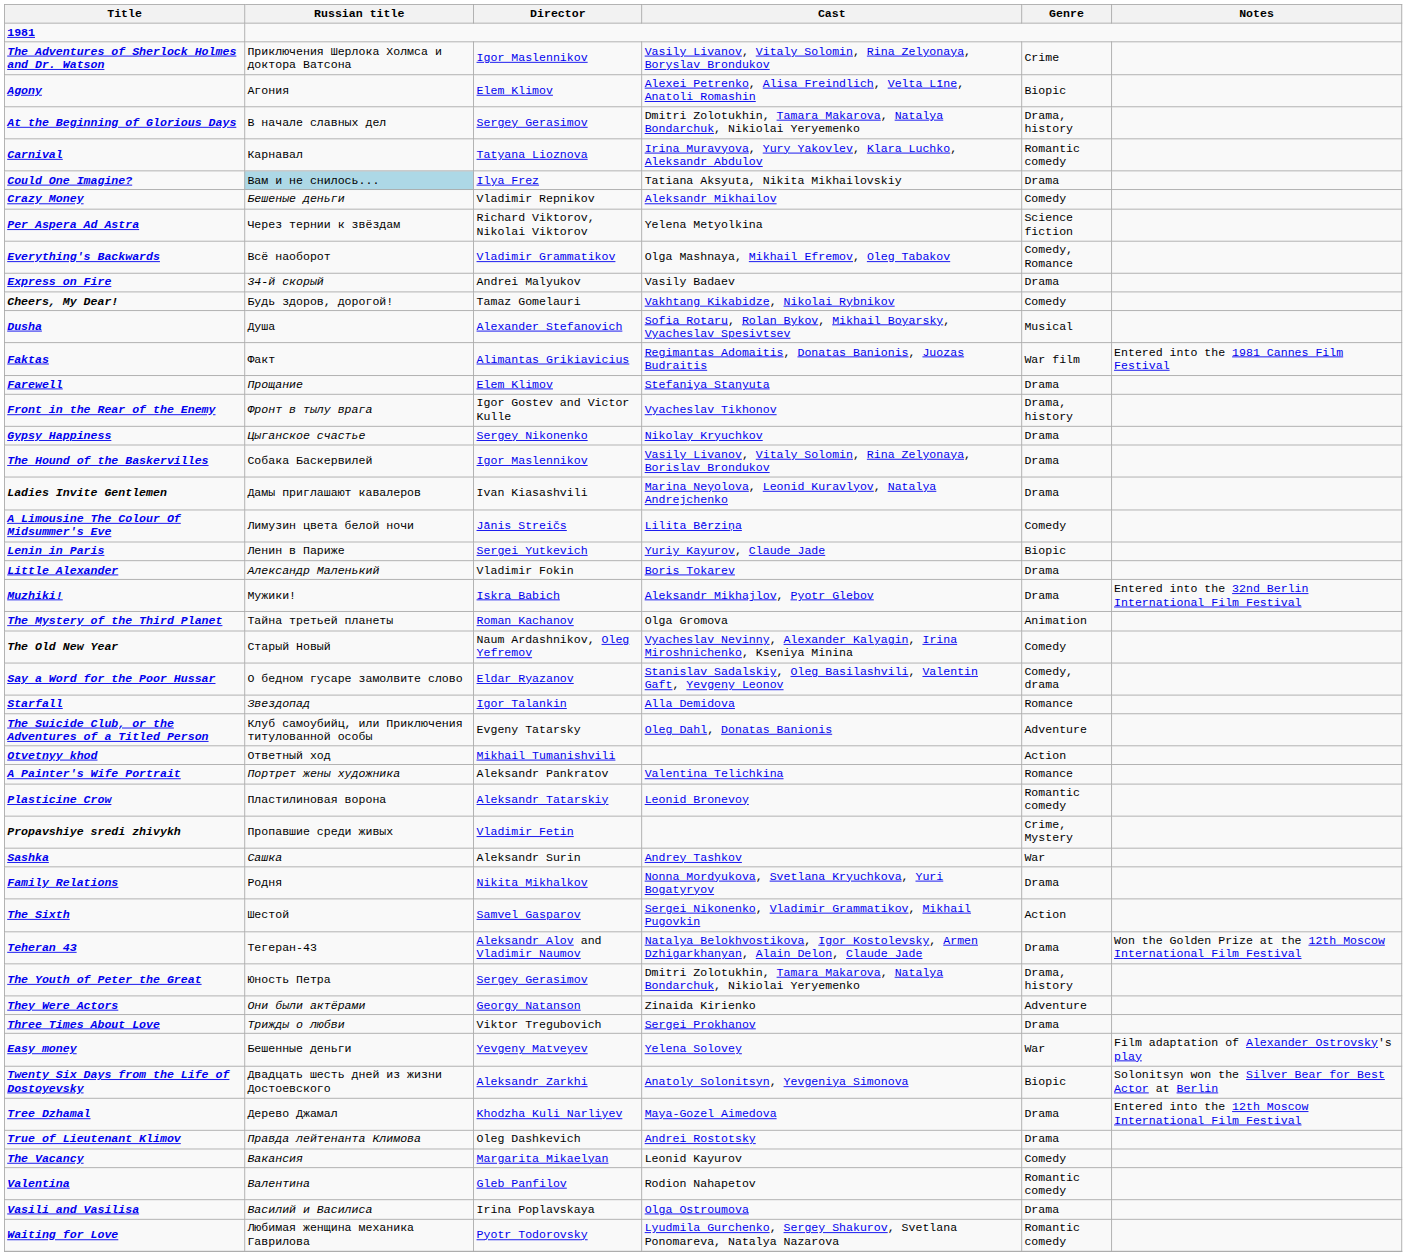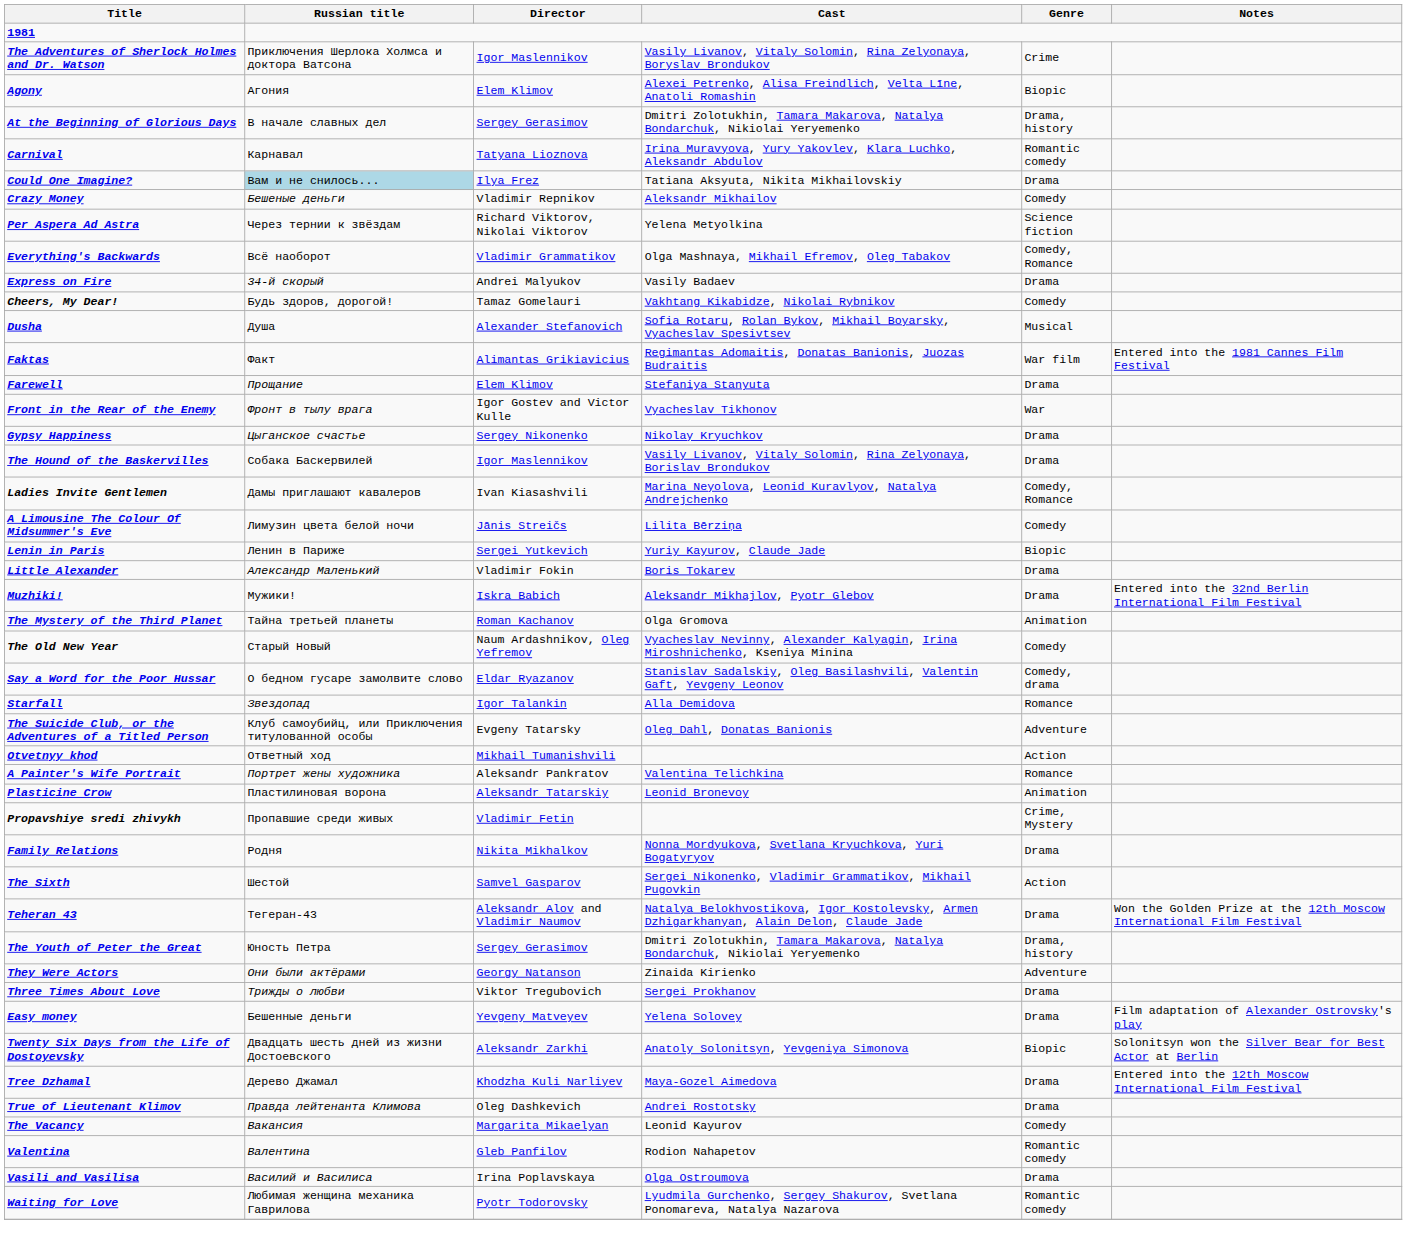(1049, 410) Drama, history -> (1035, 410) War
(1042, 493) Drama -> (1049, 493) Comedy, Romance
(1052, 800) Romantic comedy -> (1056, 793) Animation
- row: (28, 858)
(1035, 1050) War -> (1042, 1017) Drama
